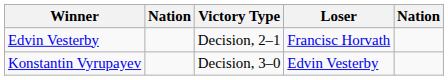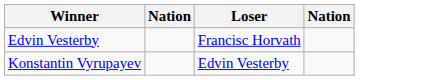- column: (239, 16)
